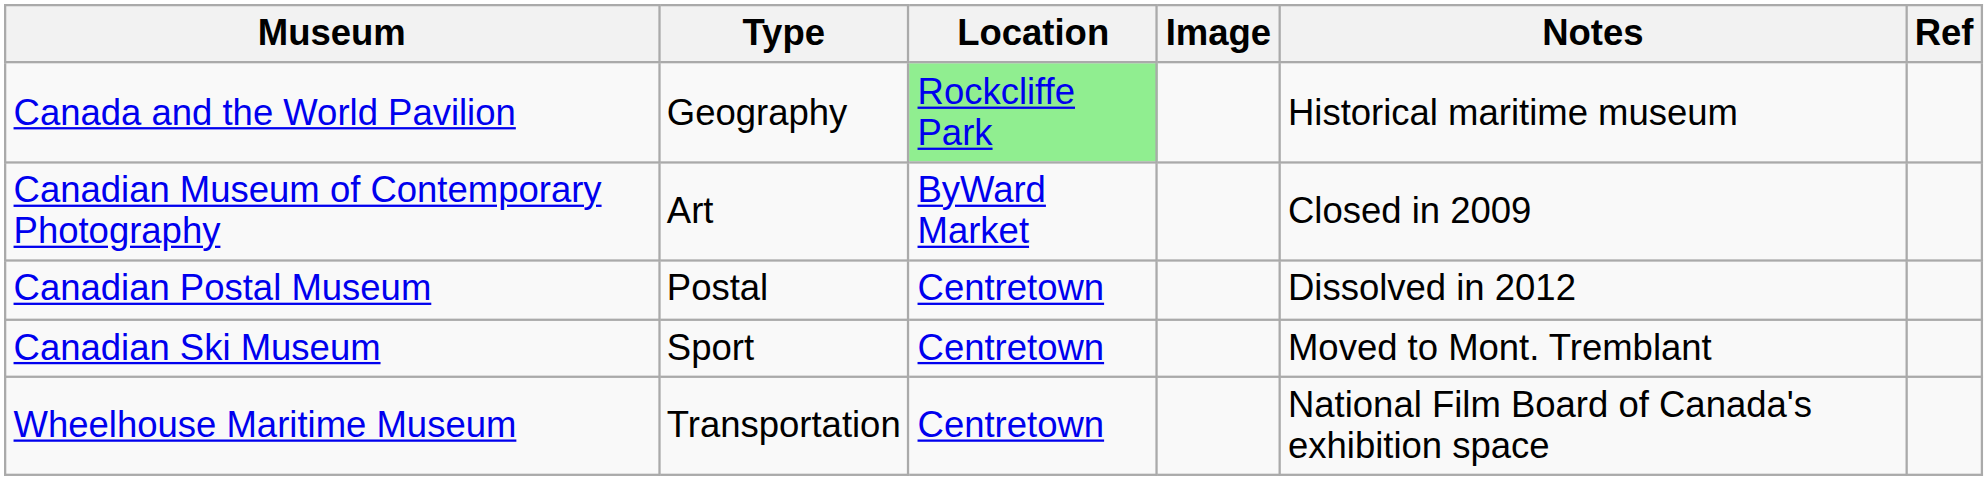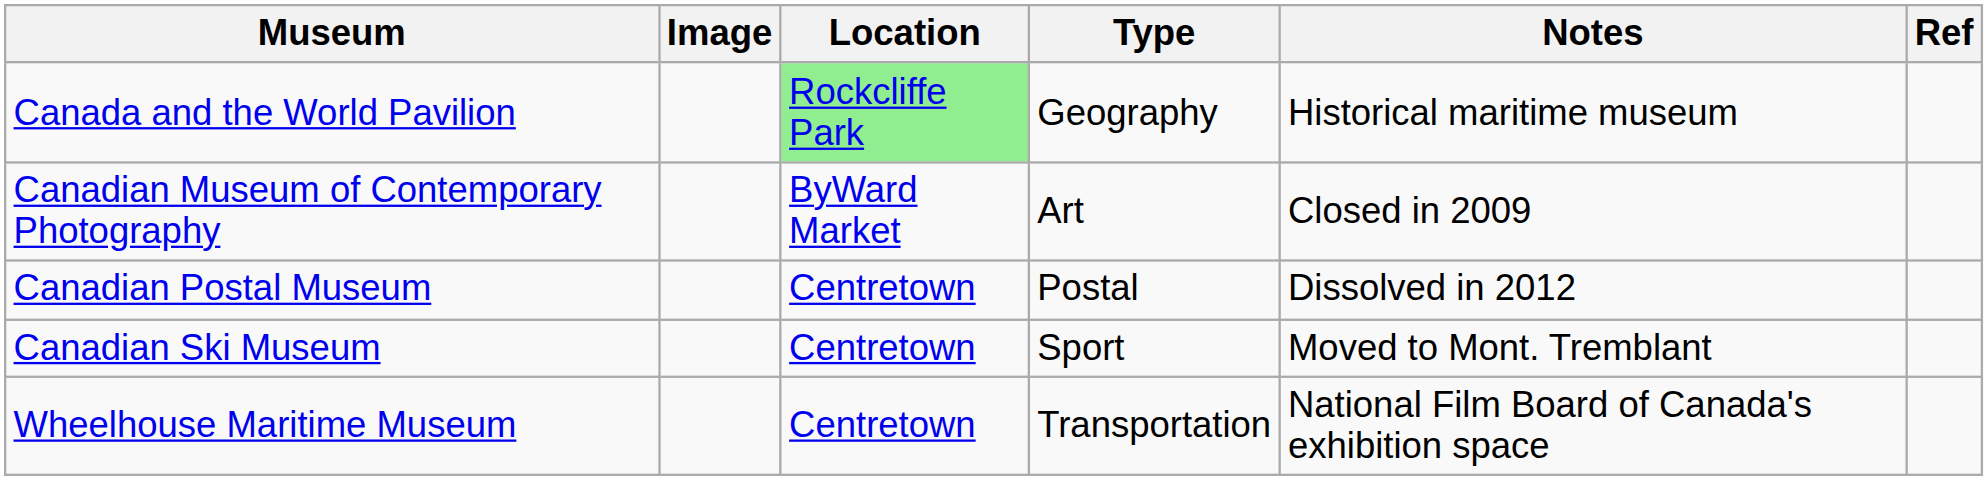columns swapped: (1218, 33) <-> (784, 33)
